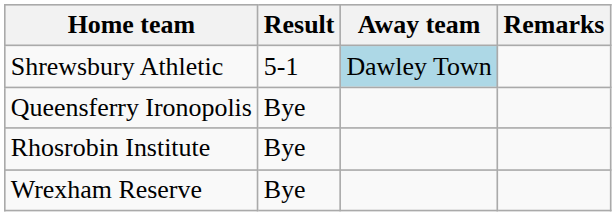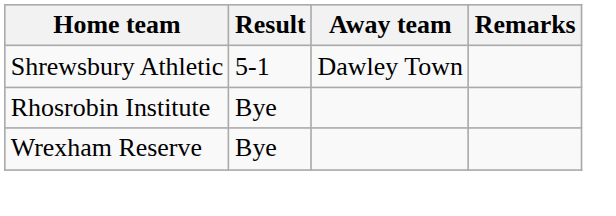(419, 66) lightblue background -> (390, 66) no background
- row: (131, 107)
